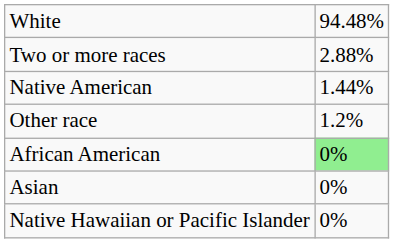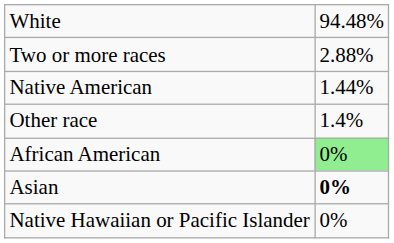(341, 120) 1.2% -> (341, 120) 1.4%
(333, 187) normal -> (335, 187) bold
